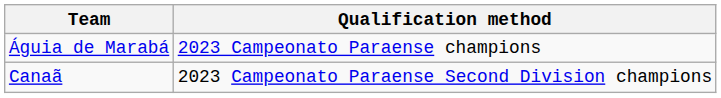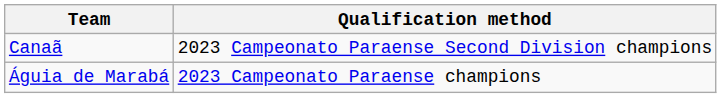rows swapped: (89, 48) <-> (36, 77)
